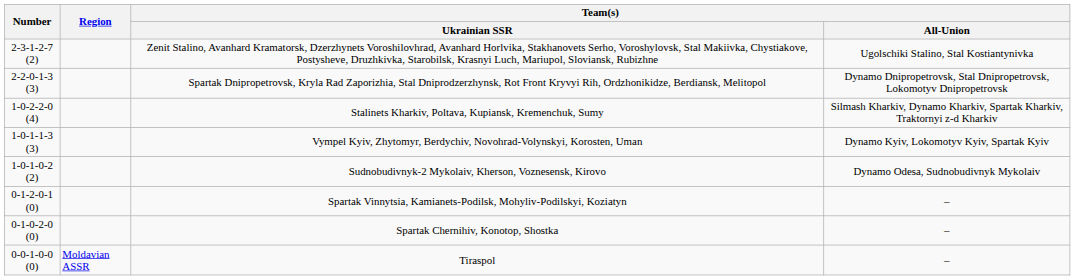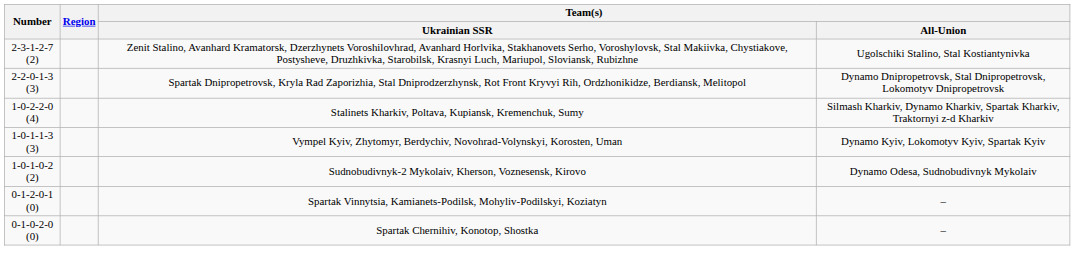- row: (477, 260)
